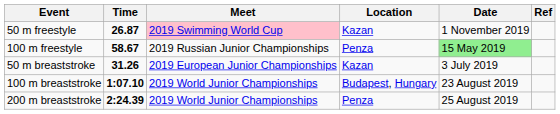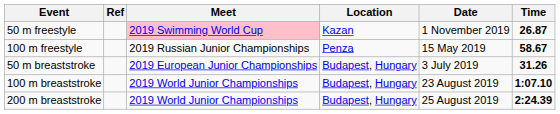columns swapped: (125, 13) <-> (543, 13)
(473, 48) lightgreen background -> (454, 48) no background
(358, 65) Kazan -> (370, 65) Budapest, Hungary
(358, 100) Penza -> (370, 100) Budapest, Hungary
